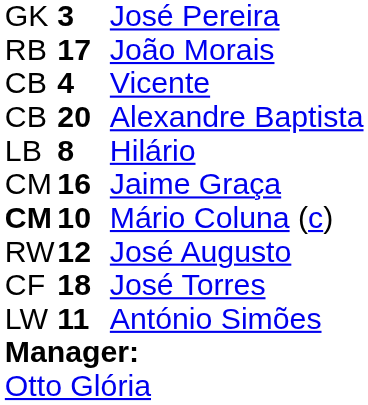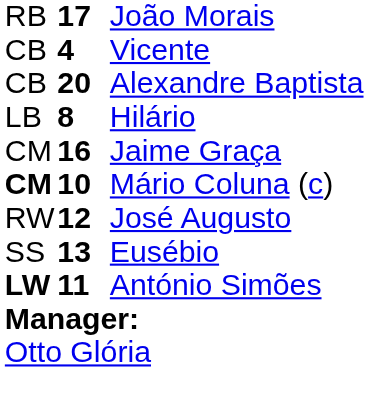- row: (195, 16)
+ row: (164, 251)
- row: (188, 285)
(26, 318) normal -> (28, 285) bold
